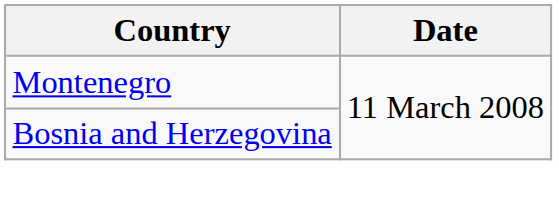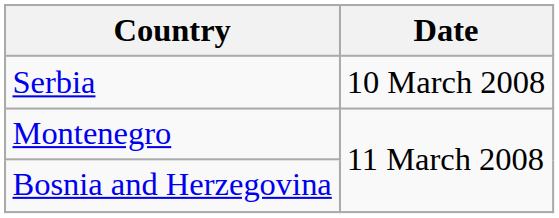+ row: (54, 81)
